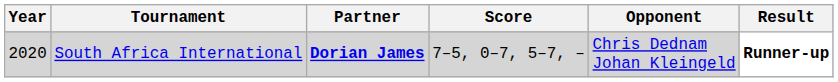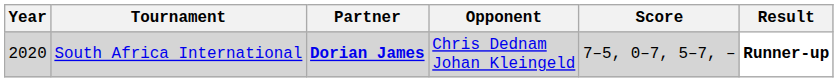columns swapped: (664, 18) <-> (509, 18)
